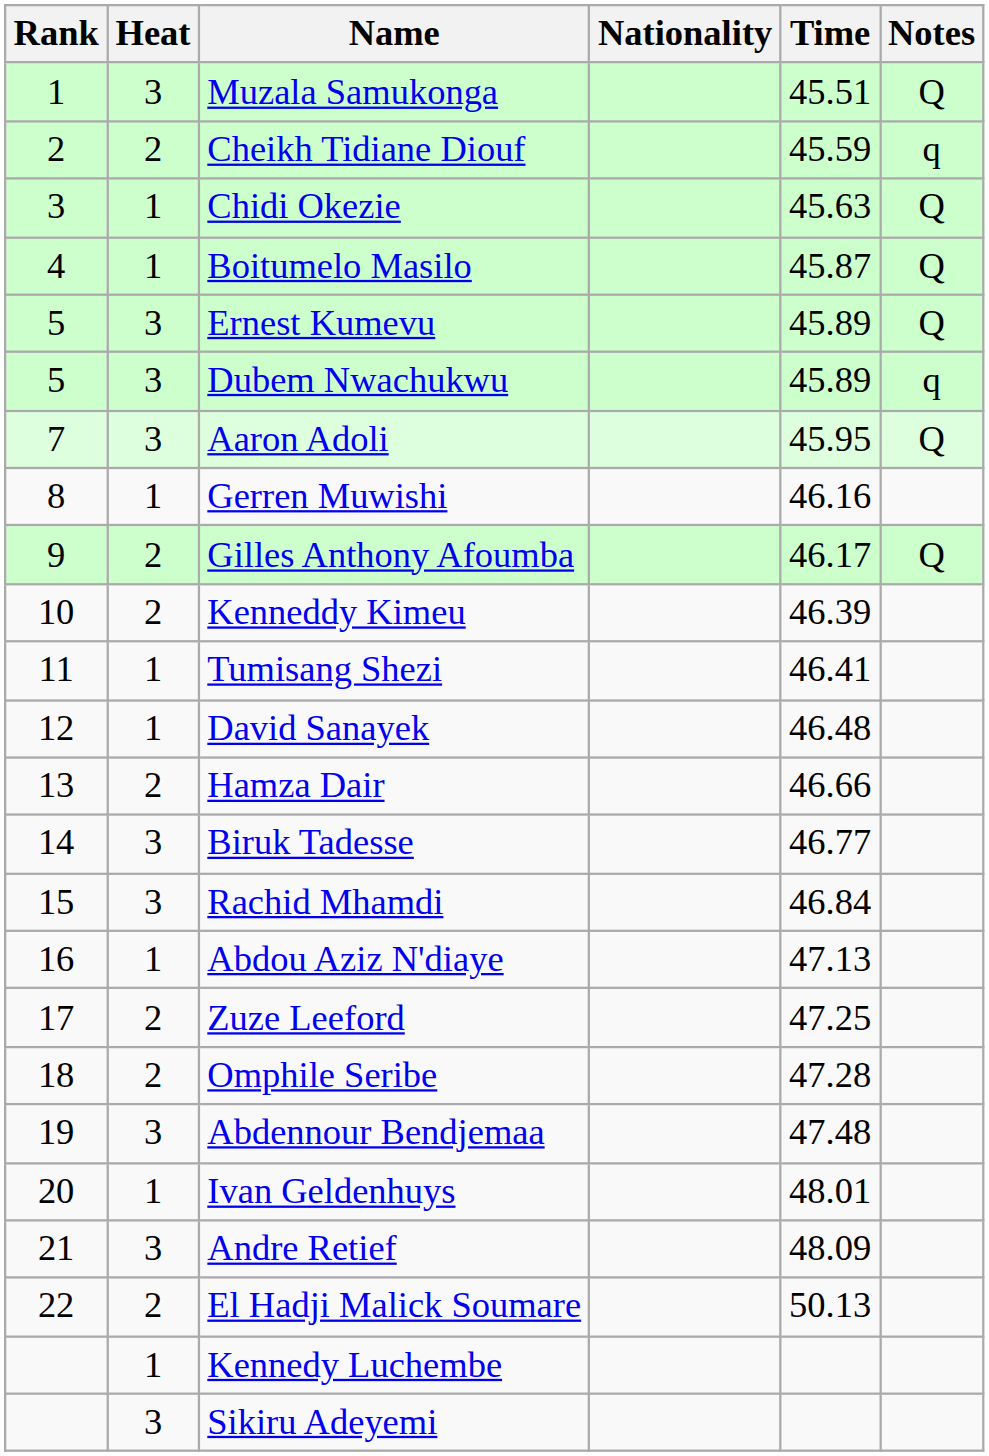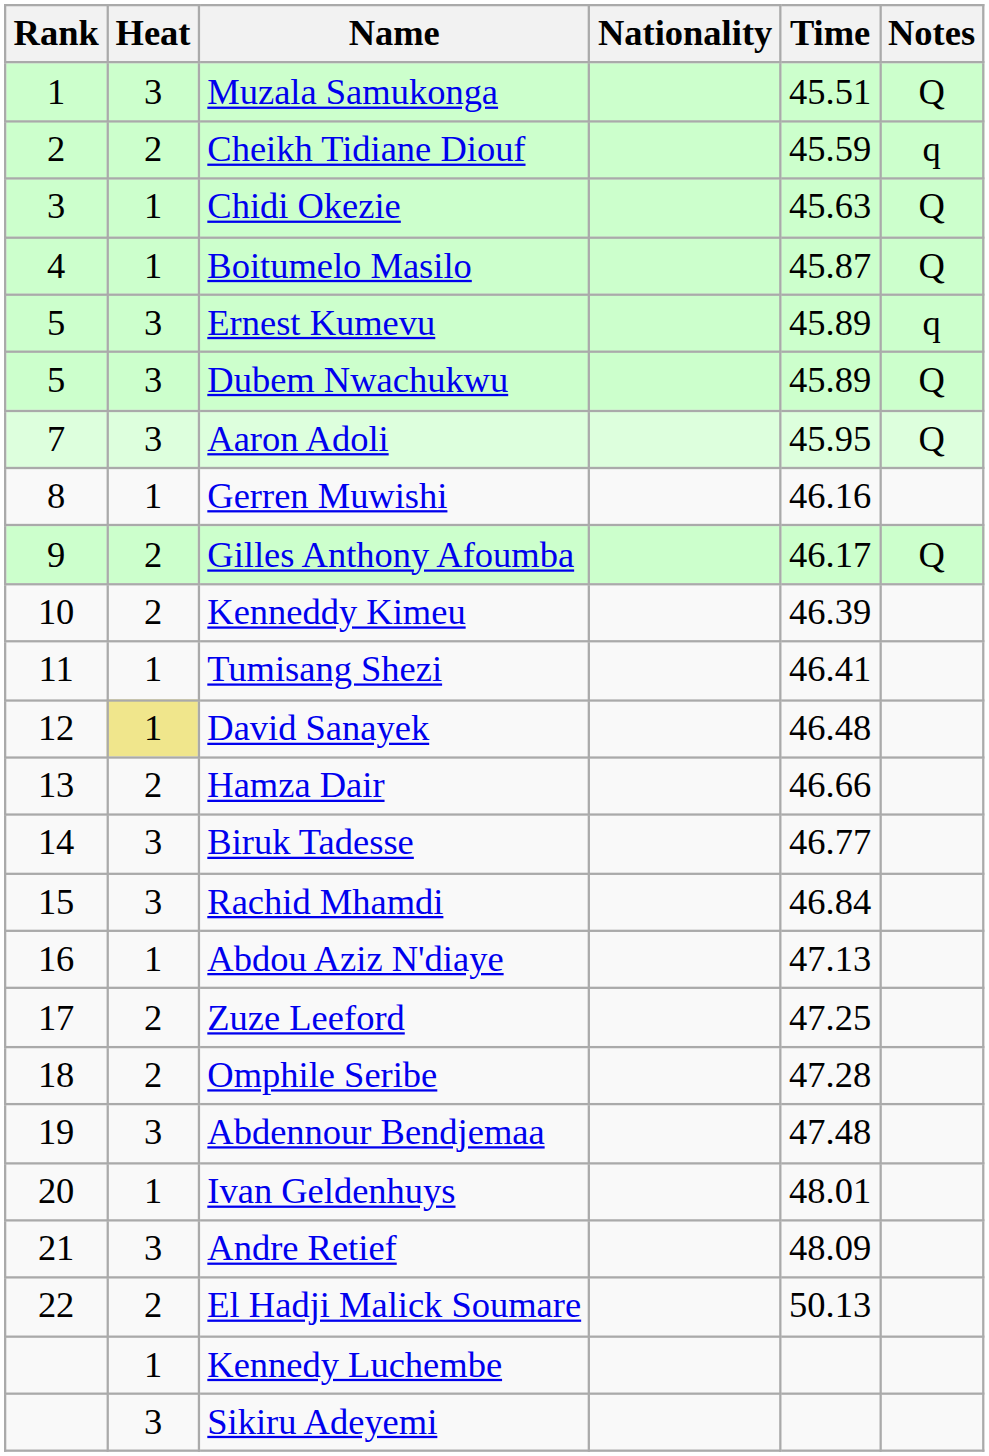(932, 322) Q -> (932, 322) q
(932, 380) q -> (932, 380) Q
(153, 727) no background -> (153, 727) khaki background
